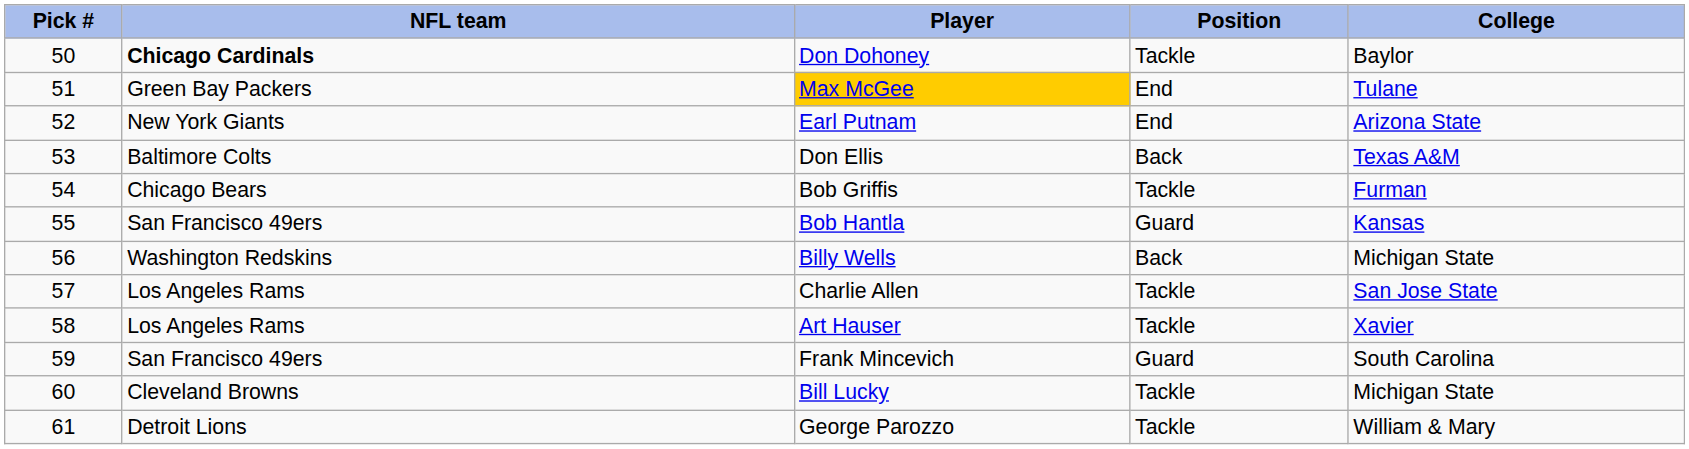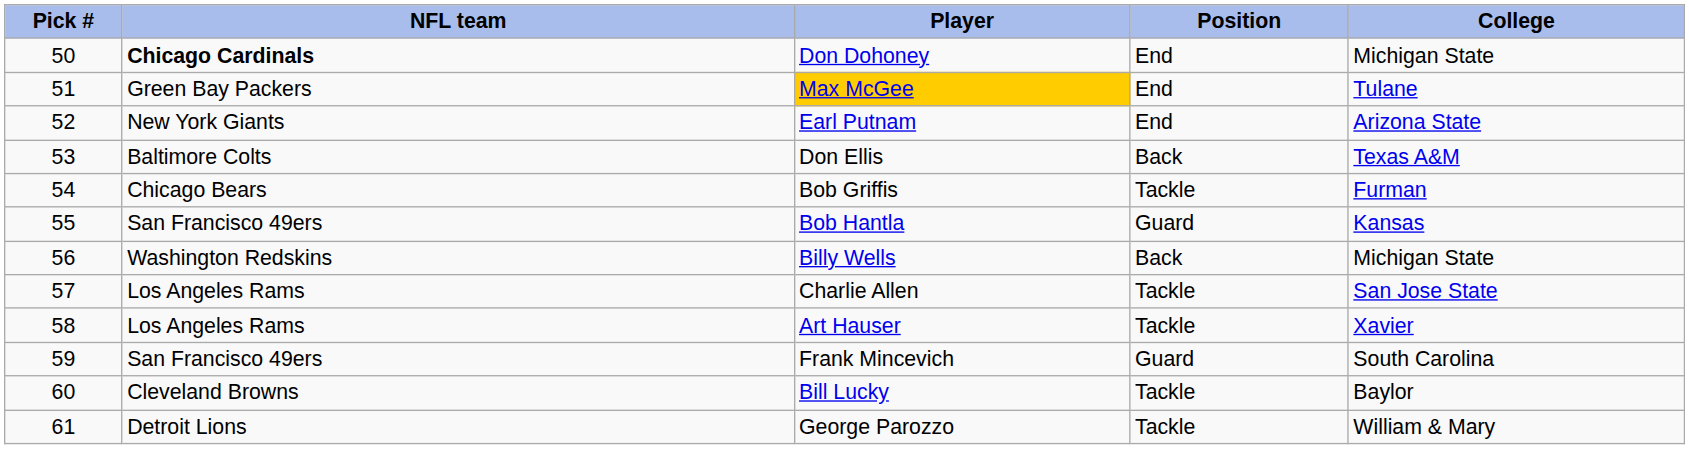(1165, 55) Tackle -> (1154, 55) End
(1384, 55) Baylor -> (1424, 55) Michigan State
(1424, 392) Michigan State -> (1384, 392) Baylor
